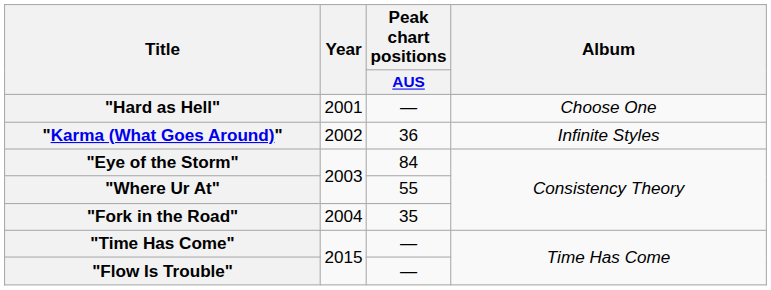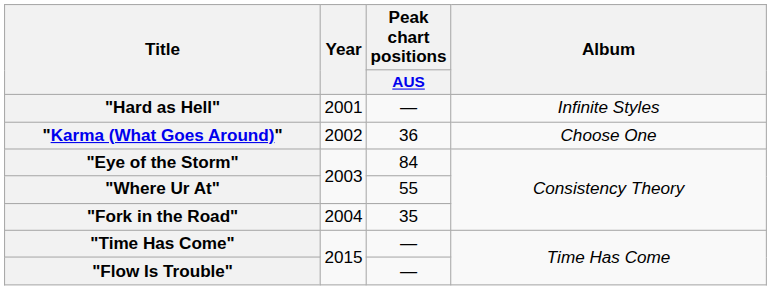(609, 108) Choose One -> (609, 108) Infinite Styles
(609, 135) Infinite Styles -> (609, 135) Choose One
